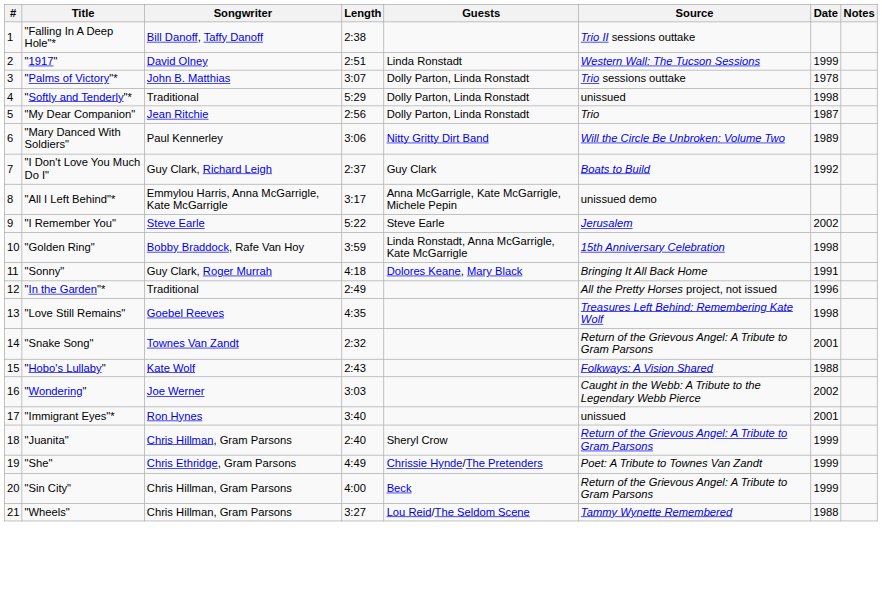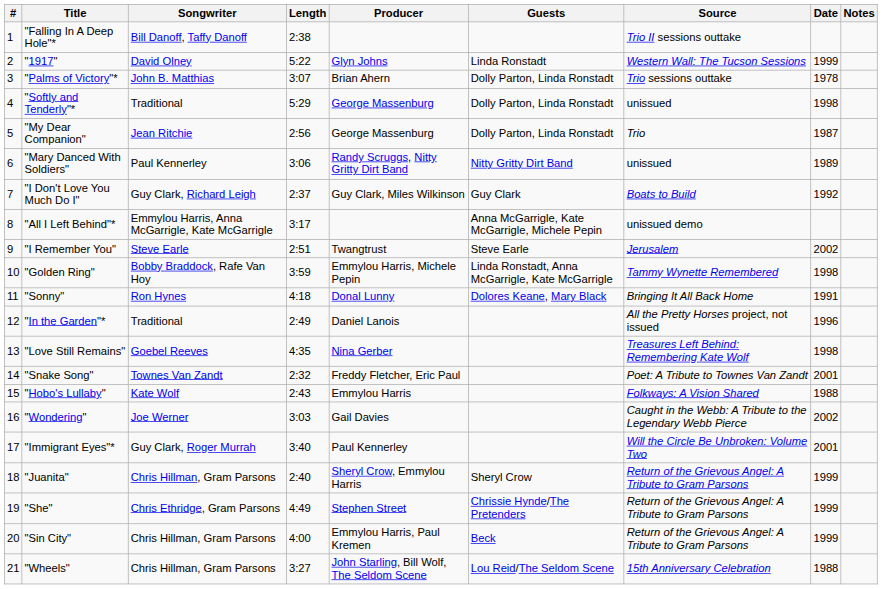+ column: (399, 13)
(355, 61) 2:51 -> (300, 61) 5:22
(683, 138) Will the Circle Be Unbroken: Volume Two -> (649, 164) unissued
(355, 223) 5:22 -> (300, 248) 2:51
(653, 247) 15th Anniversary Celebration -> (702, 272) Tammy Wynette Remembered
(209, 271) Guy Clark, Roger Murrah -> (158, 296) Ron Hynes
(684, 343) Return of the Grievous Angel: A Tribute to Gram Parsons -> (717, 375) Poet: A Tribute to Townes Van Zandt
(175, 416) Ron Hynes -> (193, 447) Guy Clark, Roger Murrah
(603, 416) unissued -> (717, 447) Will the Circle Be Unbroken: Volume Two
(671, 464) Poet: A Tribute to Townes Van Zandt -> (705, 508) Return of the Grievous Angel: A Tribute to Gram Parsons
(657, 512) Tammy Wynette Remembered -> (699, 569) 15th Anniversary Celebration
